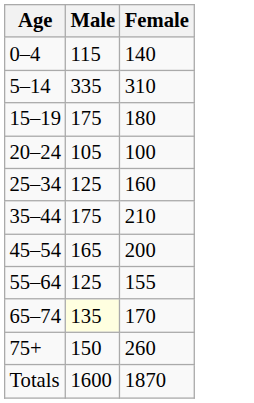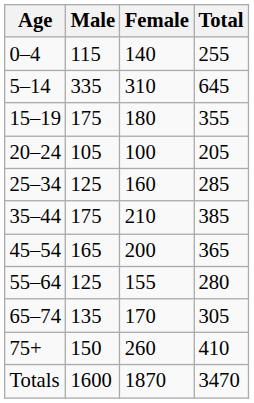+ column: (221, 20)
(86, 315) lightyellow background -> (86, 315) no background
